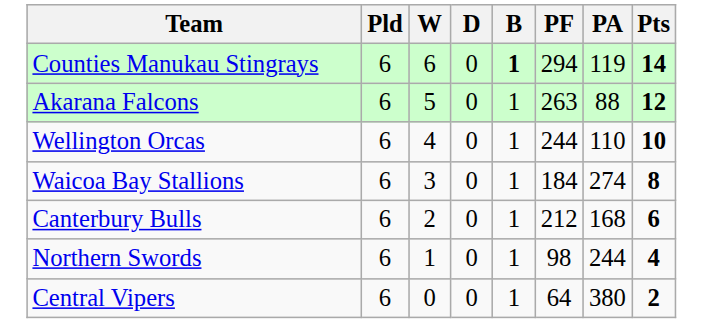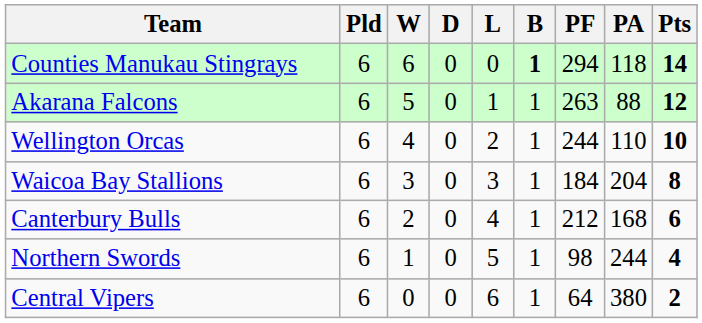+ column: (493, 24)
(607, 63) 119 -> (629, 63) 118
(607, 180) 274 -> (629, 180) 204
